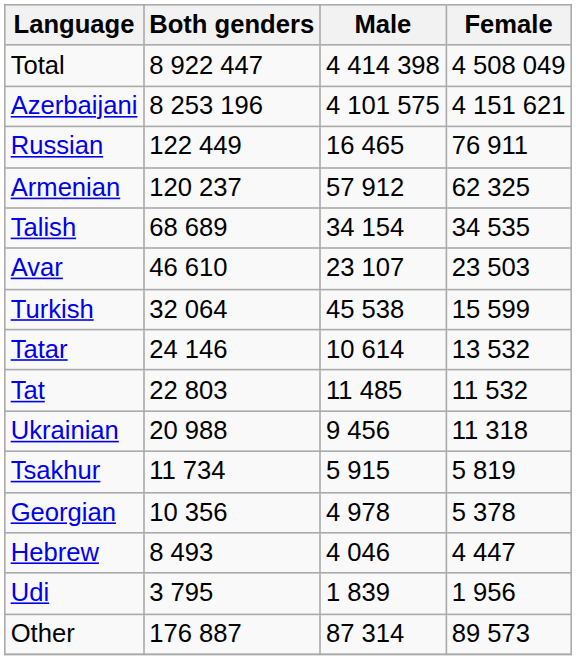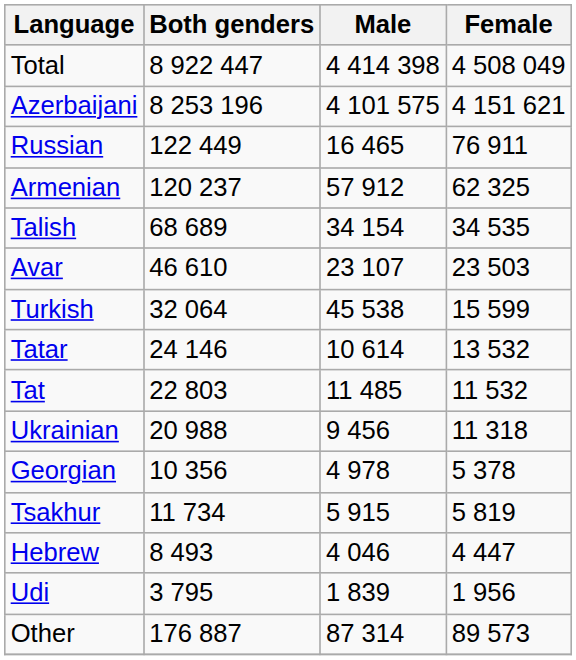rows swapped: (56, 471) <-> (63, 512)
